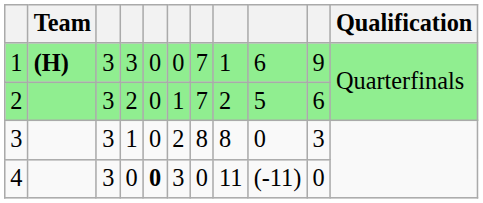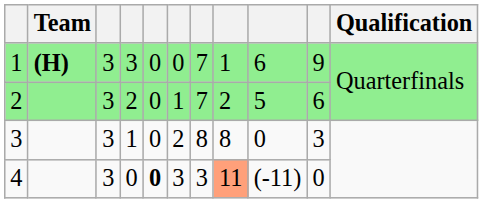(202, 178) 0 -> (202, 178) 3
(231, 178) no background -> (231, 178) lightsalmon background
